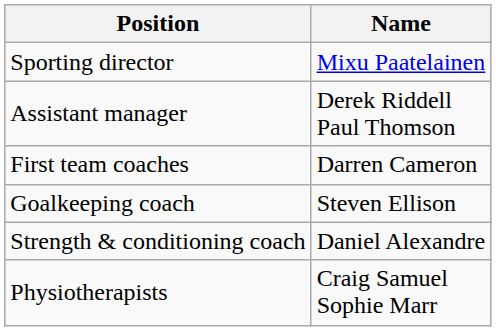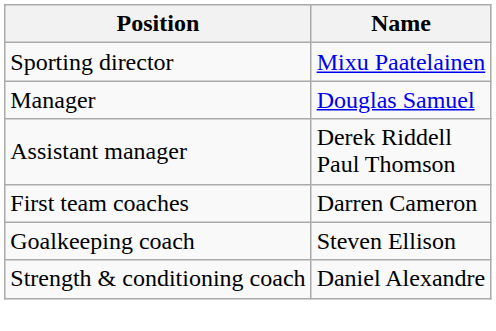+ row: (53, 99)
- row: (89, 292)
